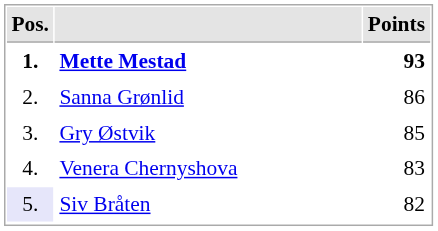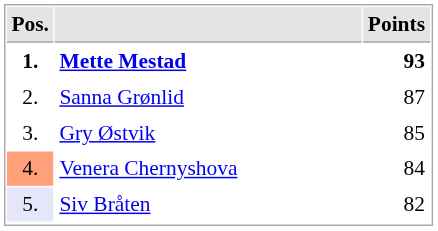(414, 96) 86 -> (414, 96) 87
(30, 168) no background -> (30, 168) lightsalmon background
(414, 168) 83 -> (414, 168) 84
